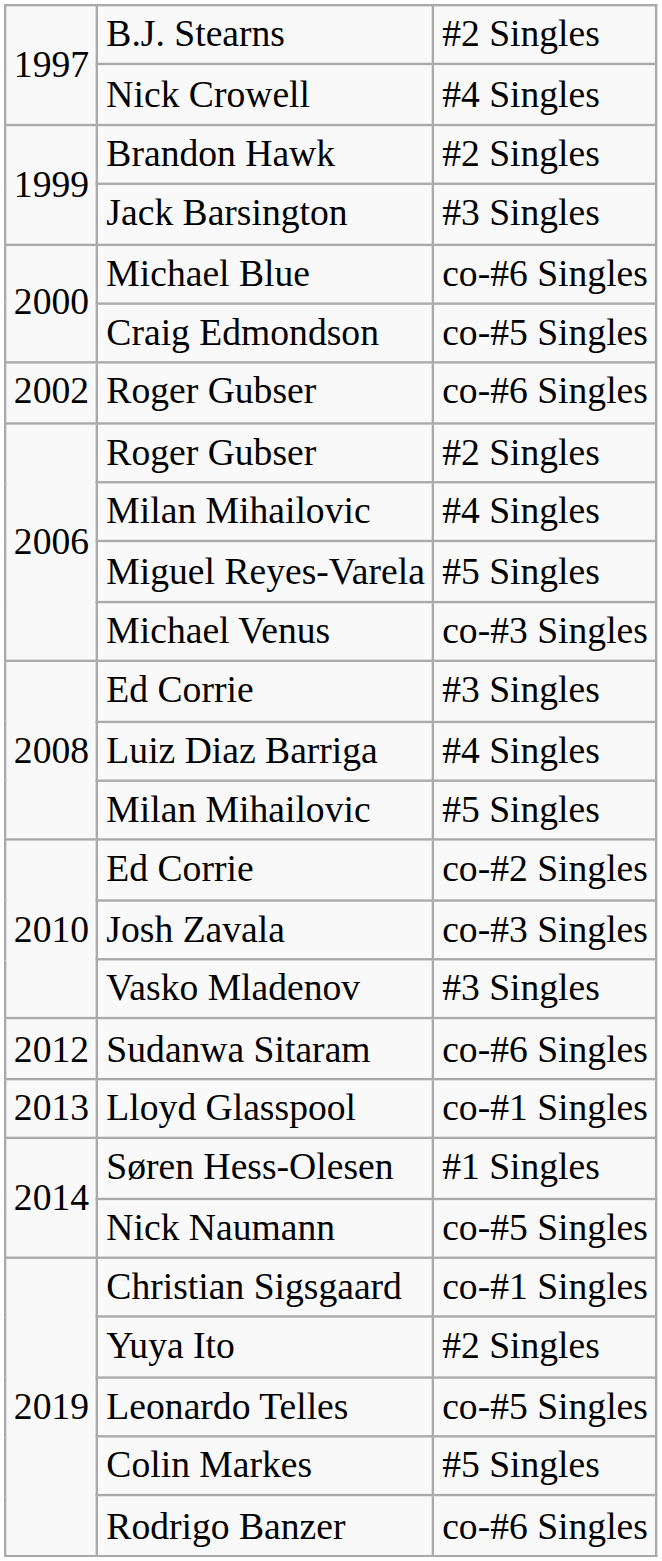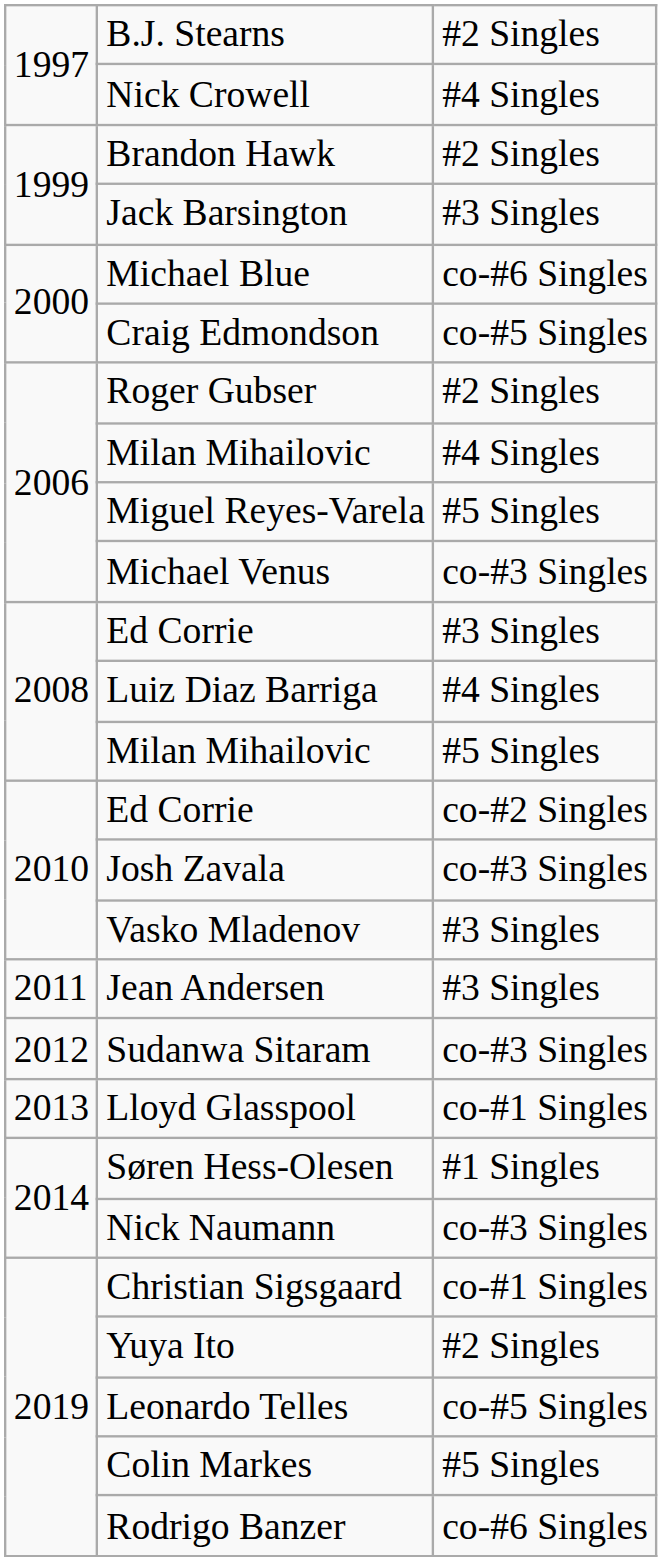- row: (51, 392)
+ row: (51, 988)
(545, 1048) co-#6 Singles -> (545, 1048) co-#3 Singles
(545, 1226) co-#5 Singles -> (545, 1226) co-#3 Singles
